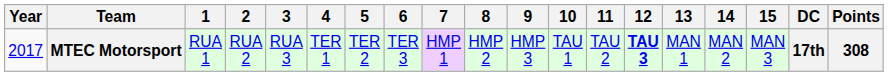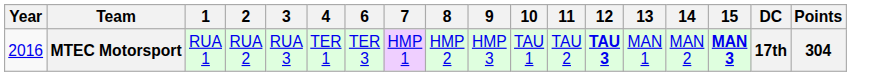- column: (365, 16)
(26, 50) 2017 -> (26, 50) 2016
(768, 50) normal -> (730, 50) bold
(856, 50) 308 -> (818, 50) 304
